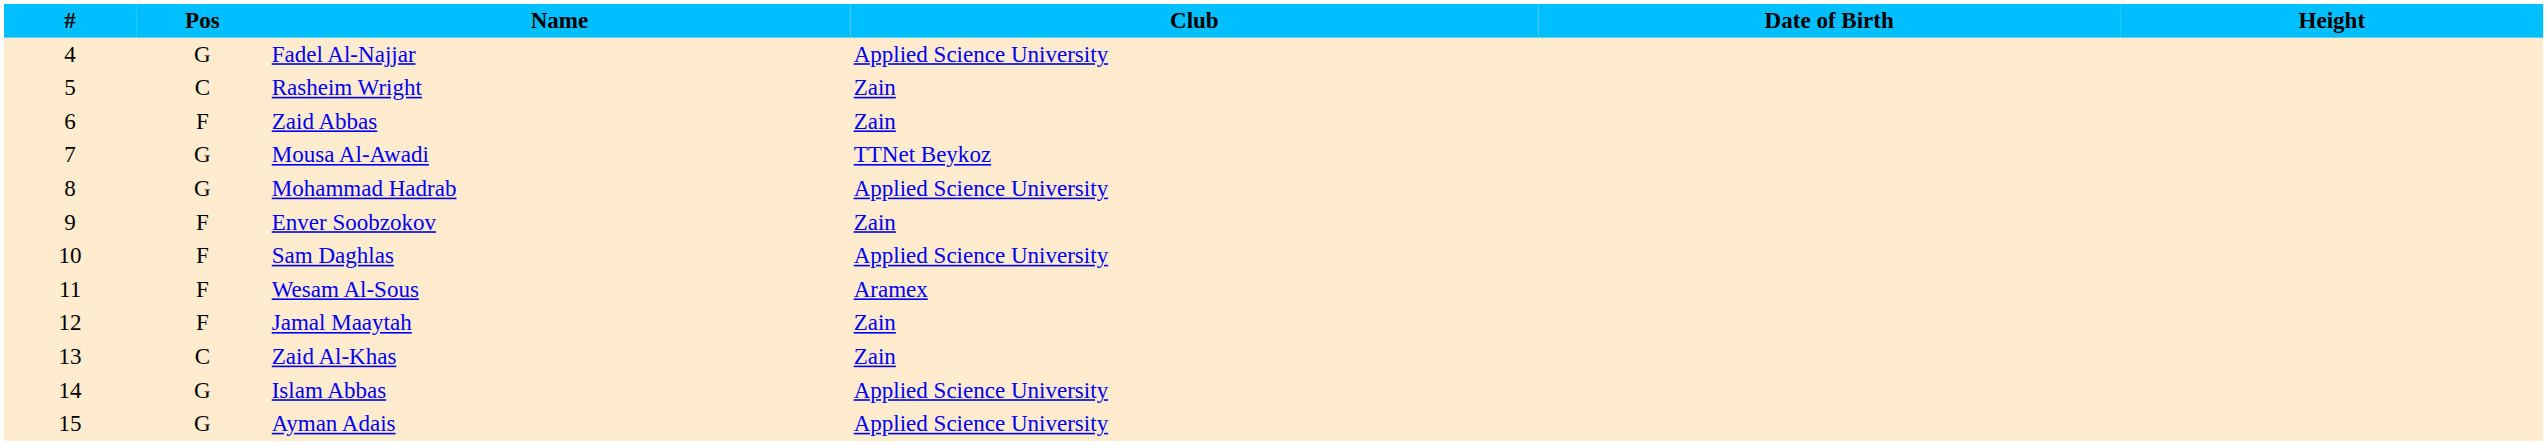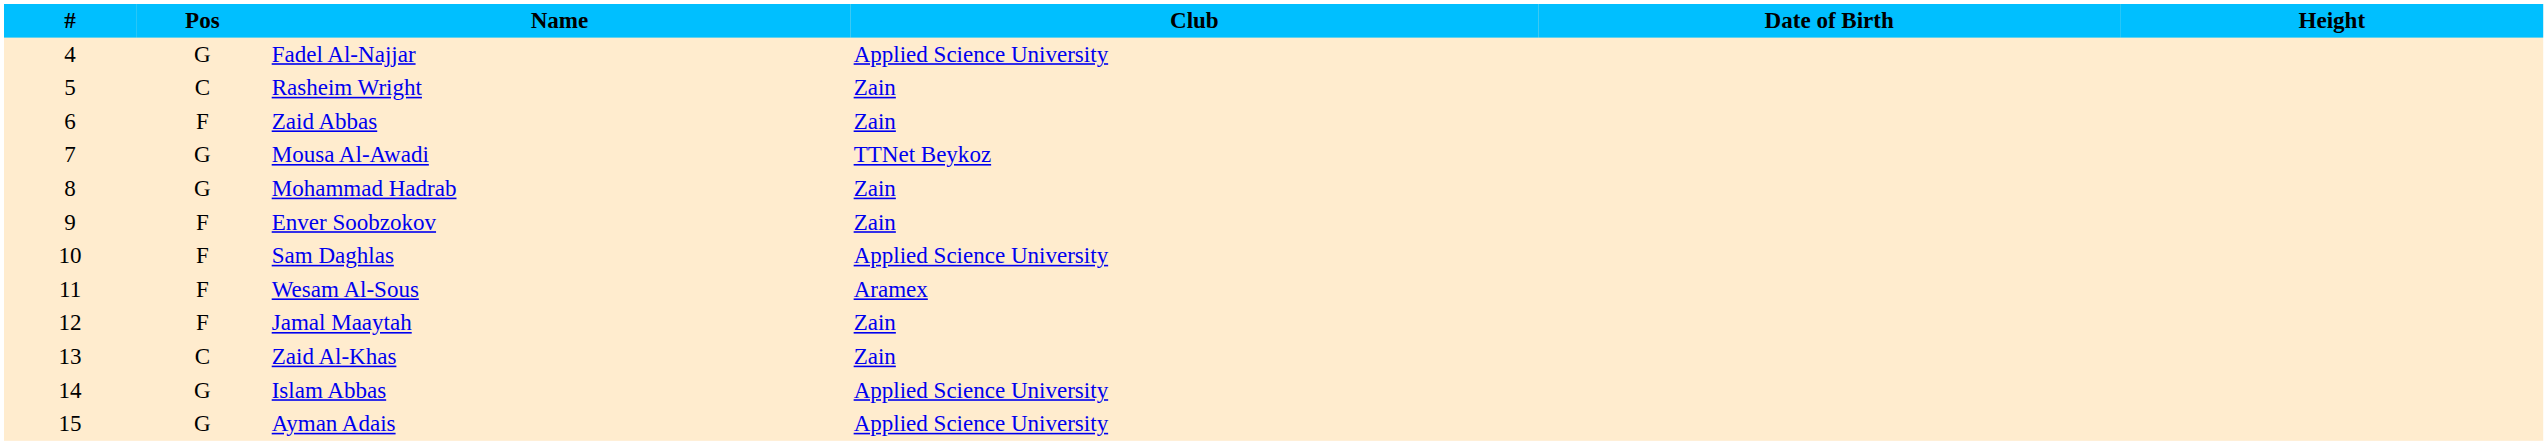(981, 188) Applied Science University -> (875, 188) Zain
